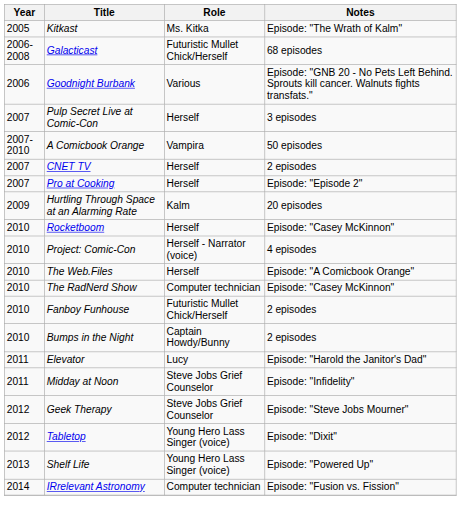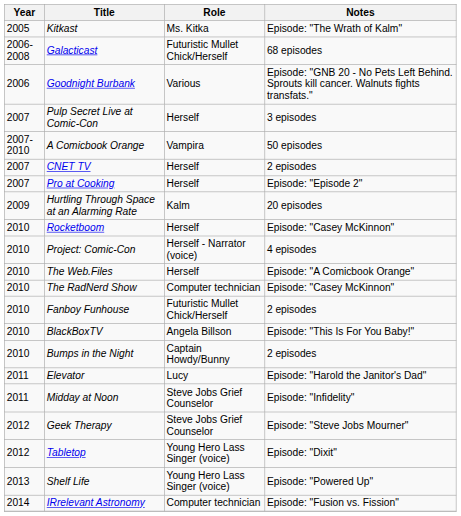+ row: (75, 332)
